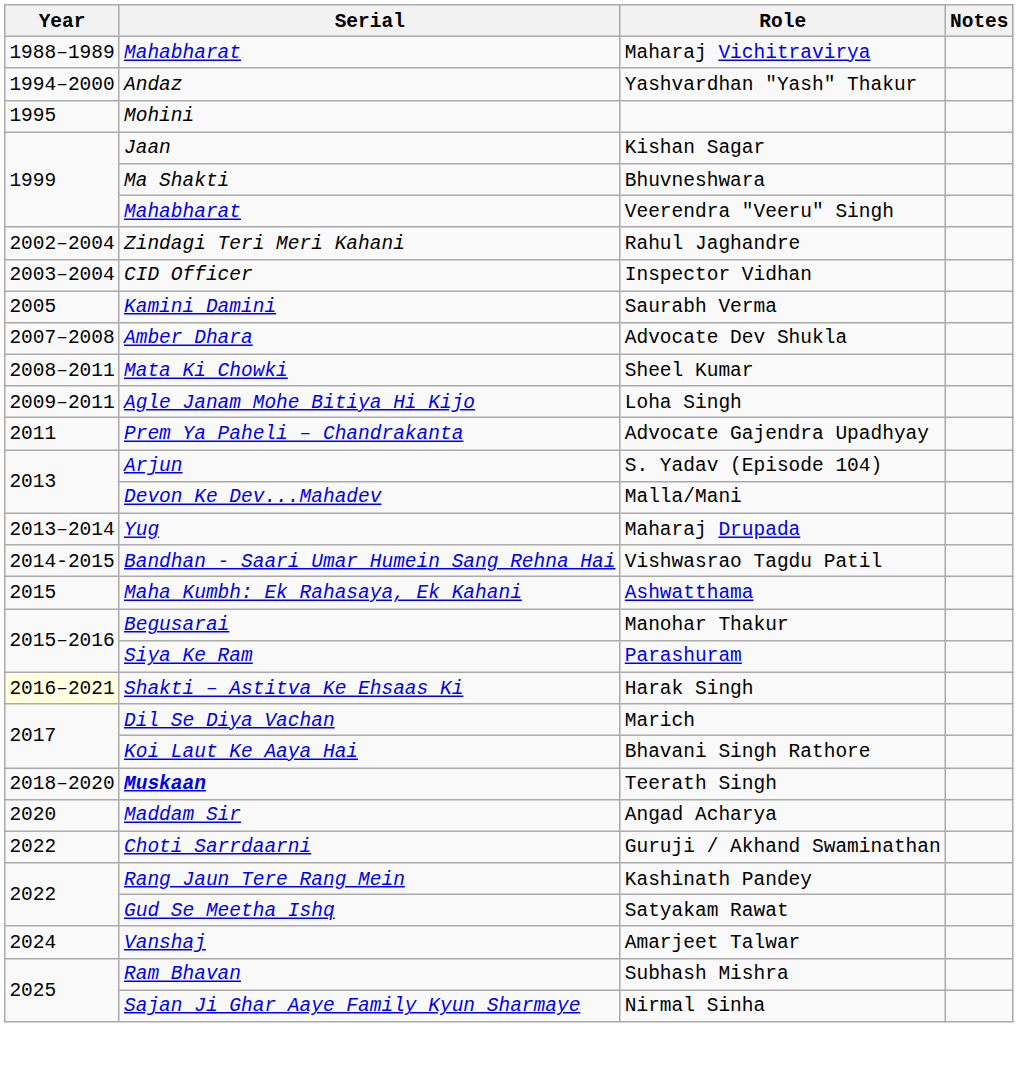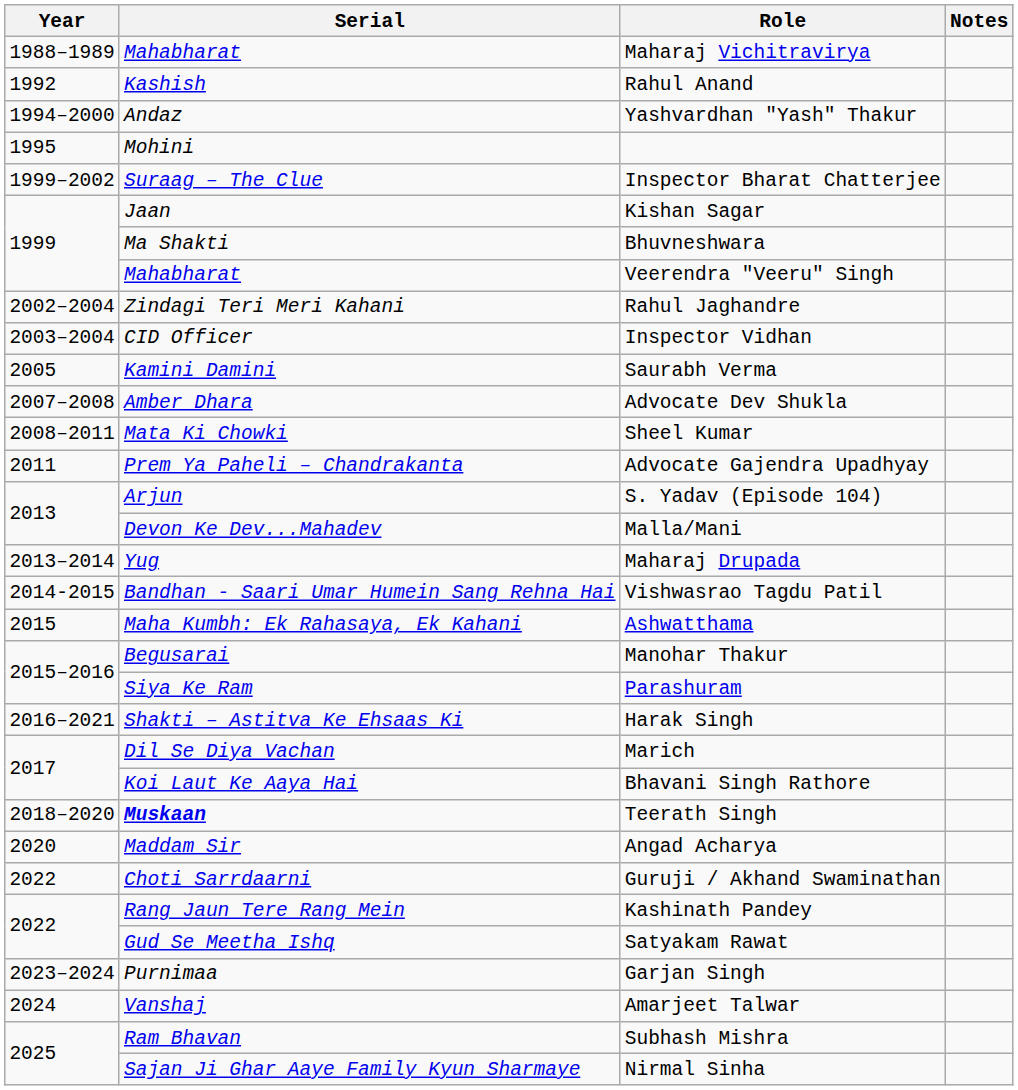+ row: (689, 84)
+ row: (783, 180)
- row: (683, 402)
(62, 688) lightyellow background -> (62, 720) no background
+ row: (695, 974)
